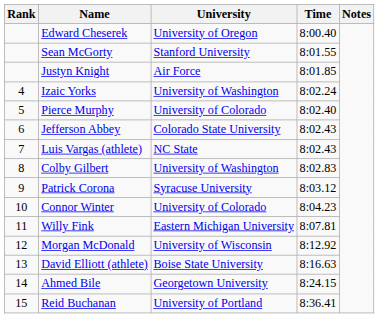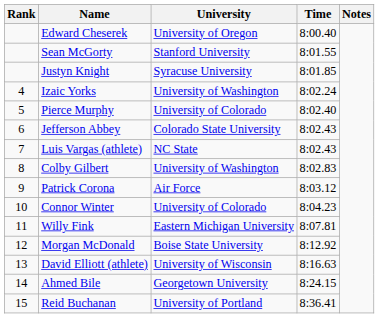(177, 71) Air Force -> (203, 71) Syracuse University
(203, 187) Syracuse University -> (177, 187) Air Force
(213, 245) University of Wisconsin -> (208, 245) Boise State University
(208, 264) Boise State University -> (213, 264) University of Wisconsin
